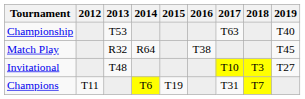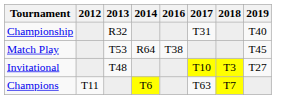- column: (174, 13)
(118, 31) T53 -> (118, 31) R32
(230, 31) T63 -> (202, 31) T31
(118, 49) R32 -> (118, 49) T53
(230, 85) T31 -> (202, 85) T63
